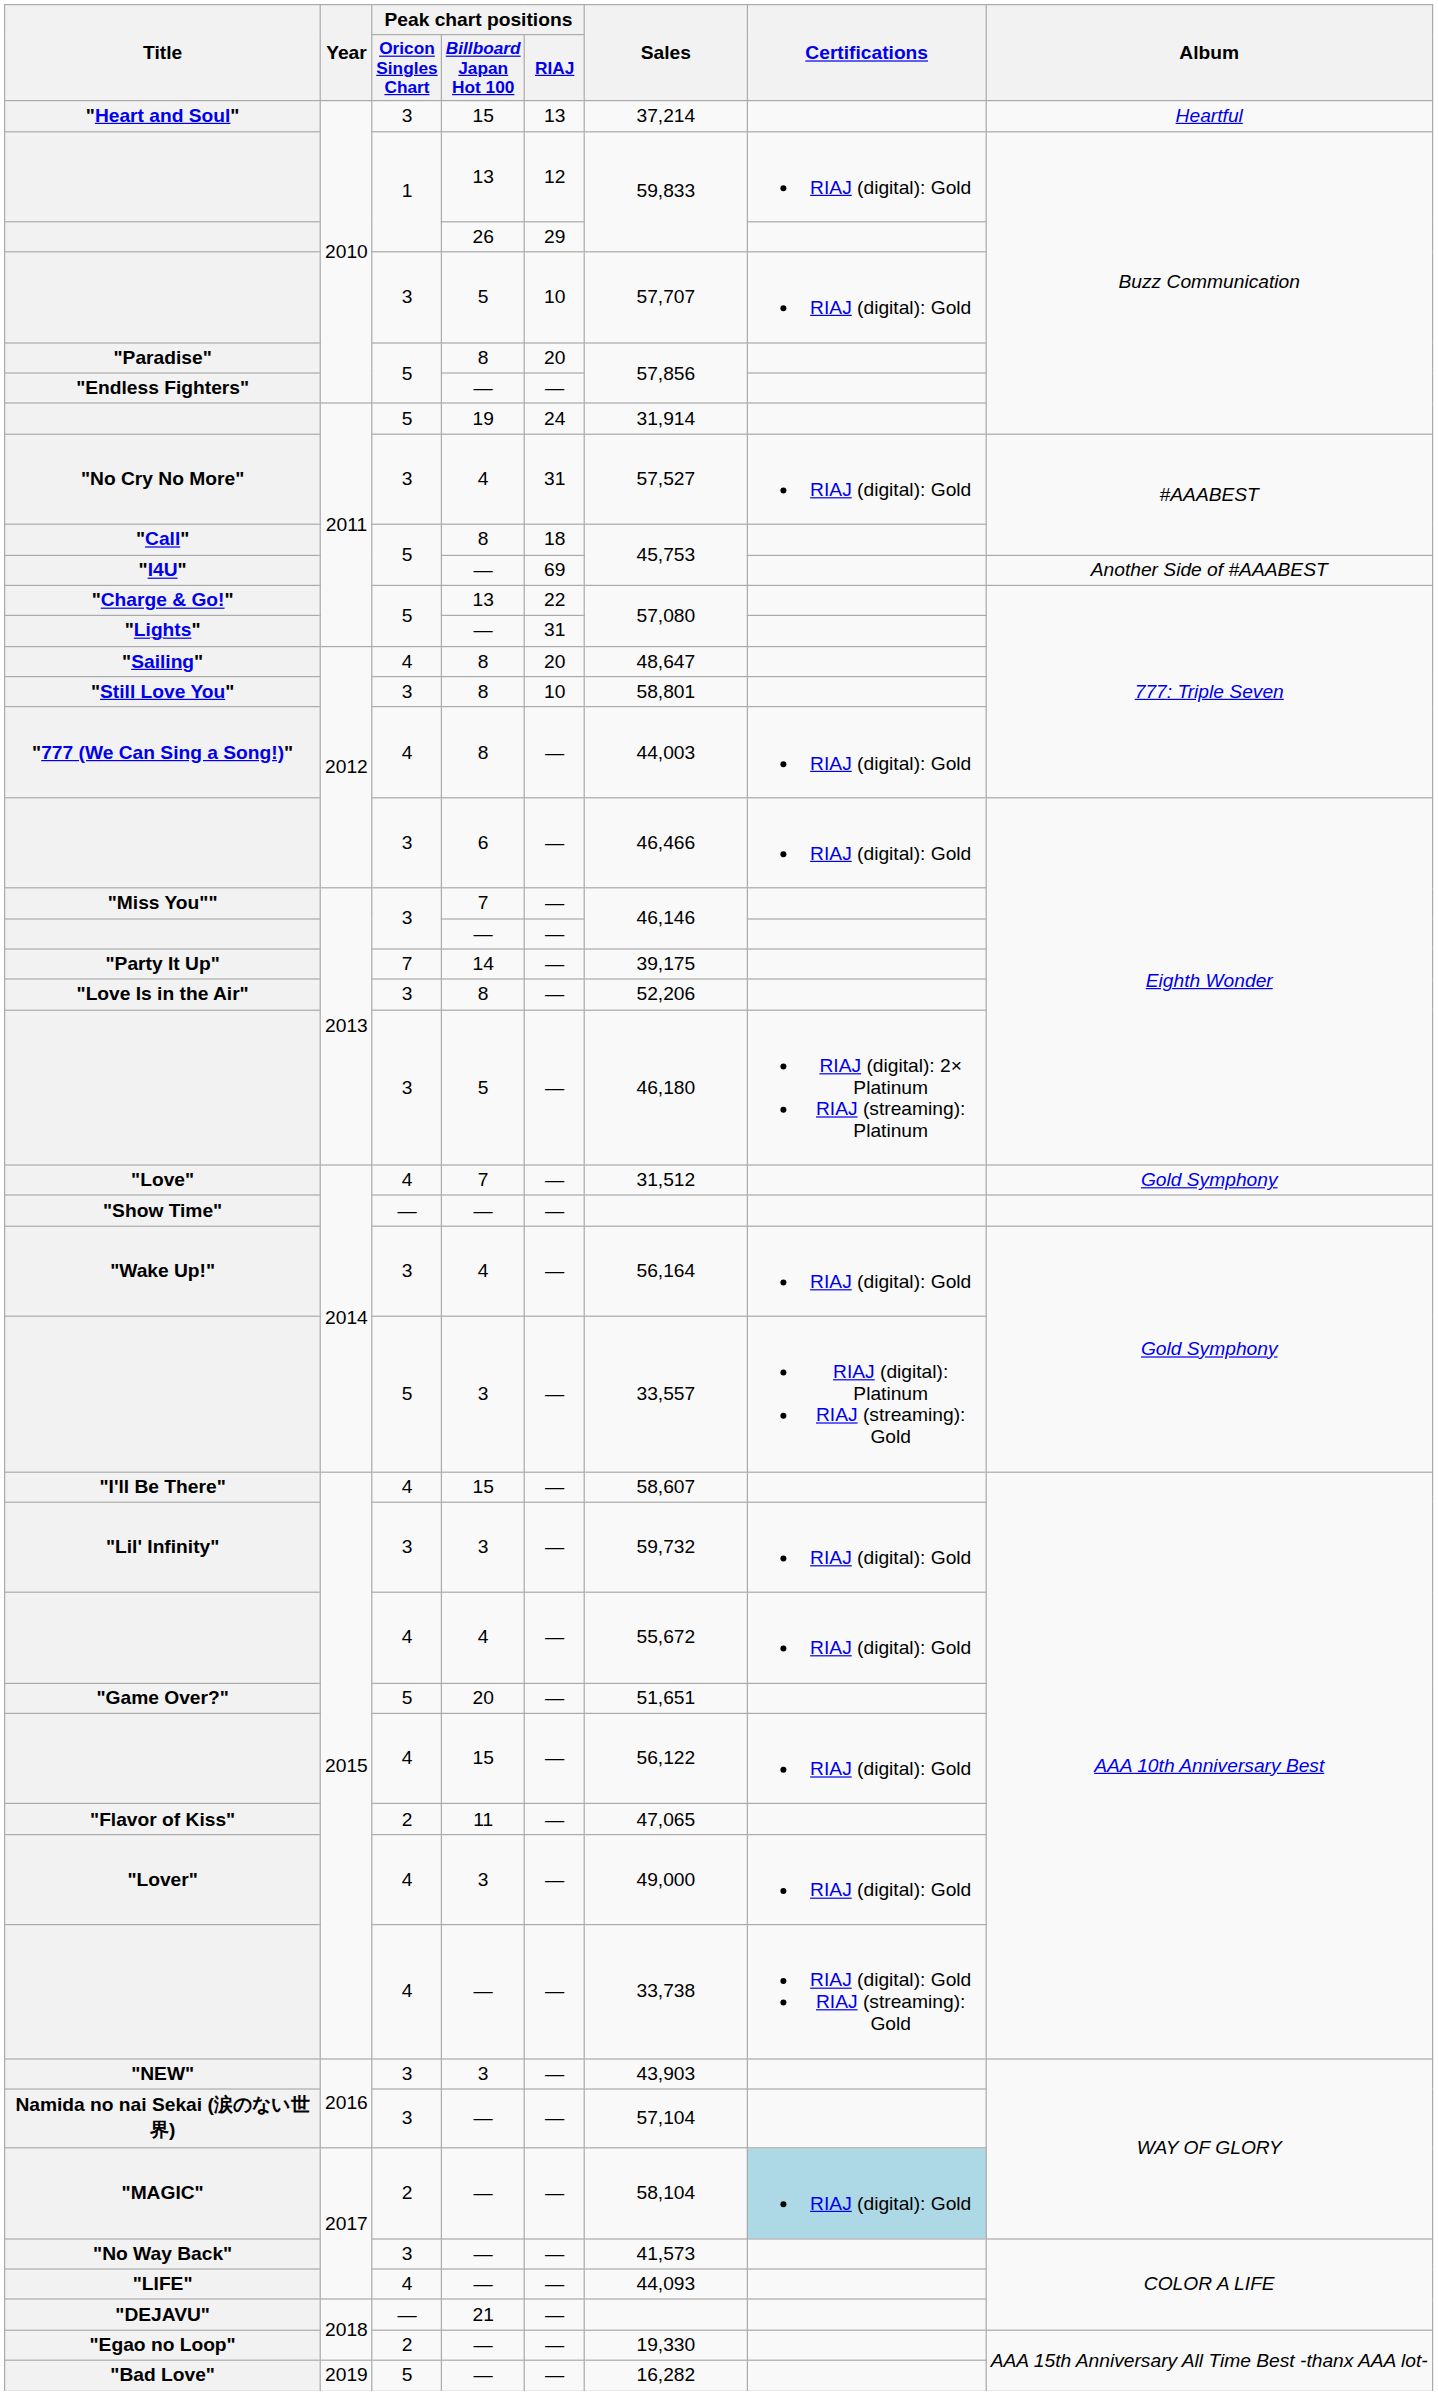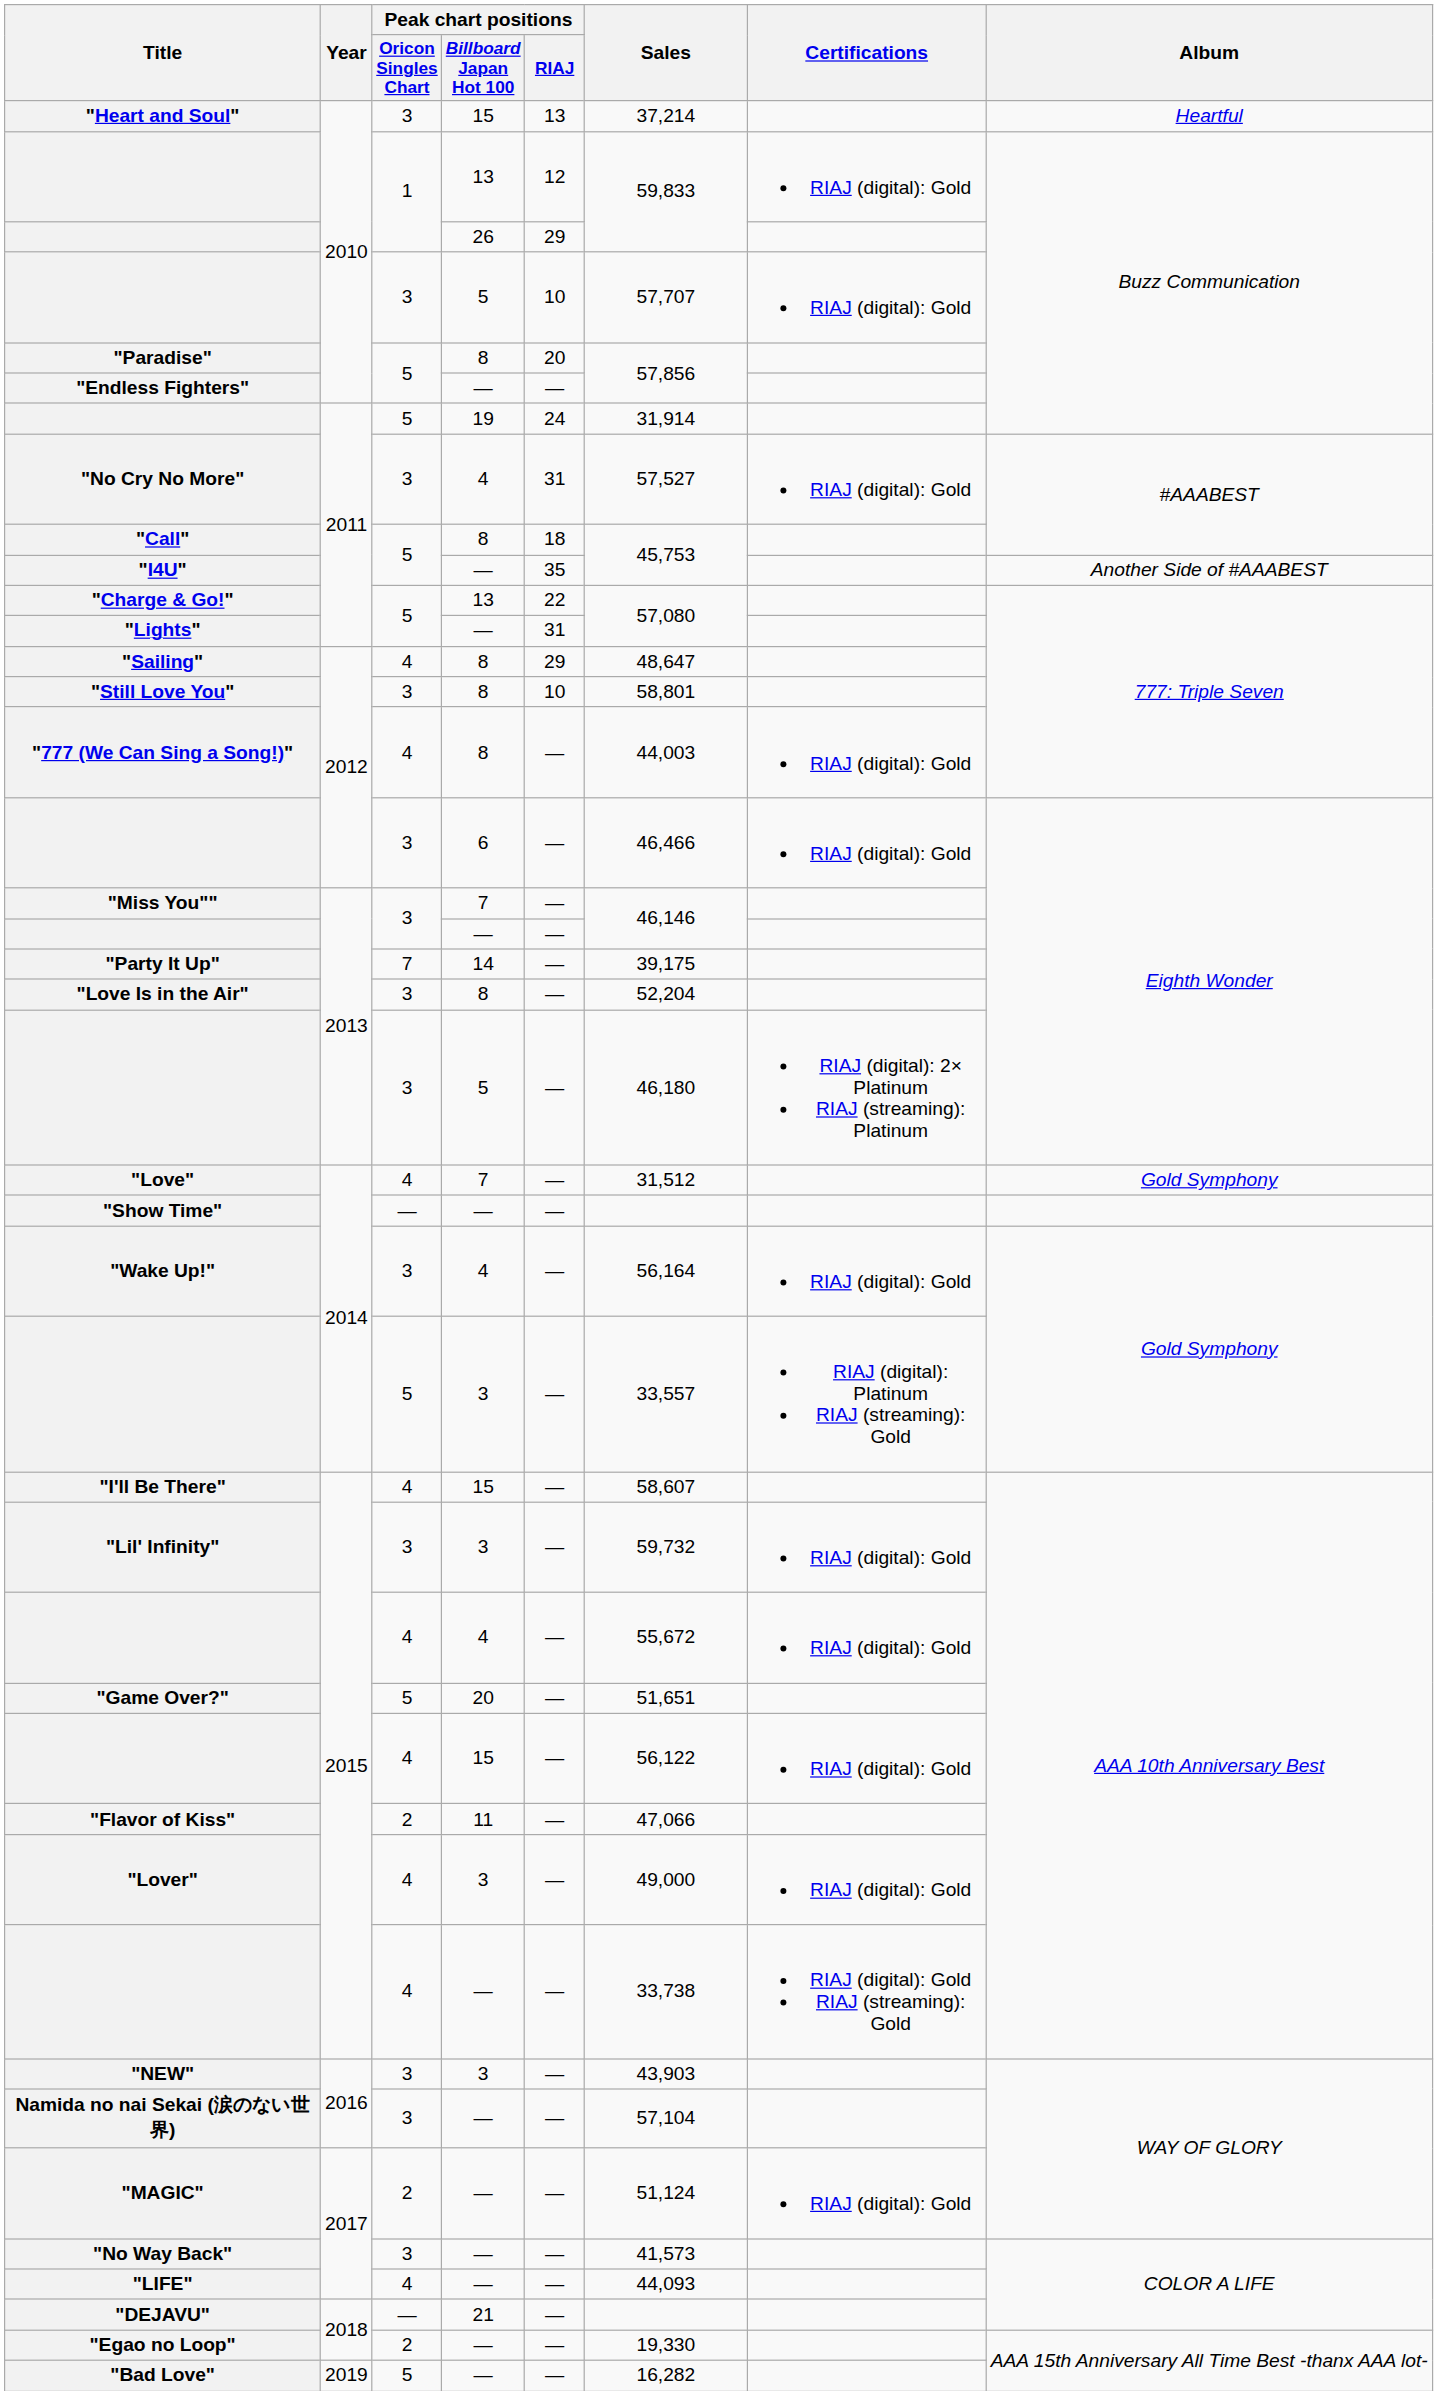(555, 569) 69 -> (555, 569) 35
(555, 661) 20 -> (555, 661) 29
(666, 994) 52,206 -> (666, 994) 52,204
(666, 1818) 47,065 -> (666, 1818) 47,066
(666, 2193) 58,104 -> (666, 2193) 51,124
(867, 2204) lightblue background -> (867, 2204) no background
